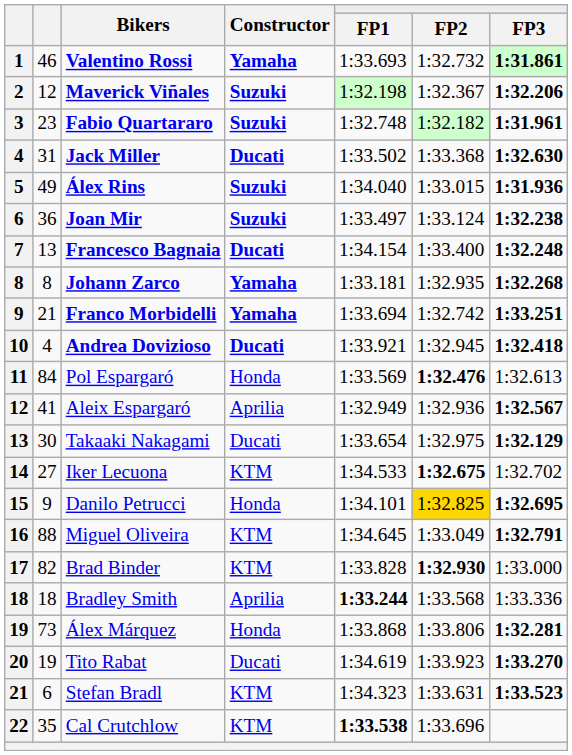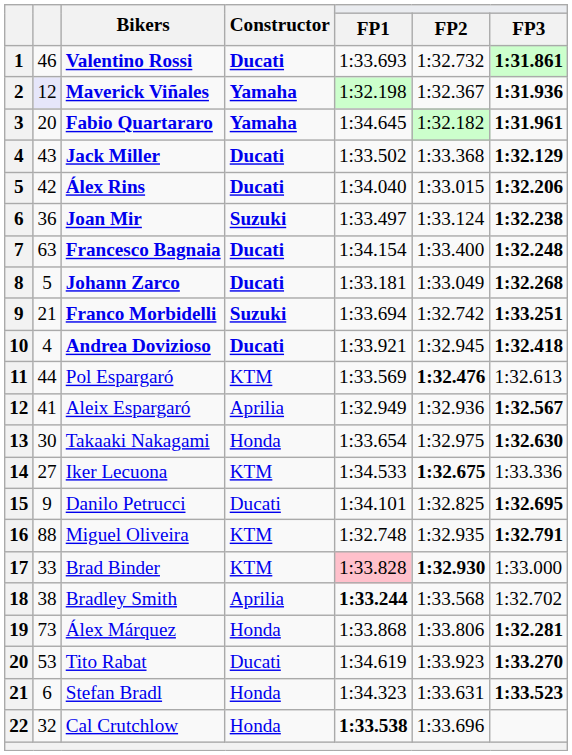(263, 60) Yamaha -> (257, 60) Ducati
(47, 92) no background -> (47, 92) lavender background
(258, 92) Suzuki -> (263, 92) Yamaha
(529, 92) 1:32.206 -> (529, 92) 1:31.936
(47, 123) 23 -> (47, 123) 20
(258, 123) Suzuki -> (263, 123) Yamaha
(373, 123) 1:32.748 -> (373, 123) 1:34.645
(47, 155) 31 -> (47, 155) 43
(529, 155) 1:32.630 -> (529, 155) 1:32.129
(47, 187) 49 -> (47, 187) 42
(258, 187) Suzuki -> (257, 187) Ducati
(529, 187) 1:31.936 -> (529, 187) 1:32.206
(47, 250) 13 -> (47, 250) 63
(47, 282) 8 -> (47, 282) 5
(263, 282) Yamaha -> (257, 282) Ducati
(450, 282) 1:32.935 -> (450, 282) 1:33.049
(263, 313) Yamaha -> (258, 313) Suzuki
(47, 376) 84 -> (47, 376) 44
(255, 376) Honda -> (251, 376) KTM
(255, 440) Ducati -> (255, 440) Honda
(529, 440) 1:32.129 -> (529, 440) 1:32.630
(528, 471) 1:32.702 -> (528, 471) 1:33.336
(255, 503) Honda -> (255, 503) Ducati
(450, 503) gold background -> (450, 503) no background
(373, 535) 1:34.645 -> (373, 535) 1:32.748
(450, 535) 1:33.049 -> (450, 535) 1:32.935
(47, 566) 82 -> (47, 566) 33
(373, 566) no background -> (373, 566) pink background
(47, 598) 18 -> (47, 598) 38
(528, 598) 1:33.336 -> (528, 598) 1:32.702
(47, 661) 19 -> (47, 661) 53
(251, 693) KTM -> (255, 693) Honda
(47, 725) 35 -> (47, 725) 32
(251, 725) KTM -> (255, 725) Honda
